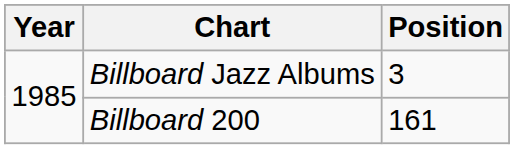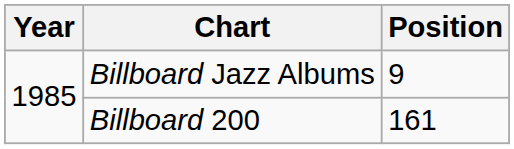(396, 73) 3 -> (396, 73) 9
